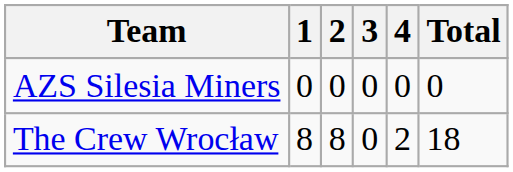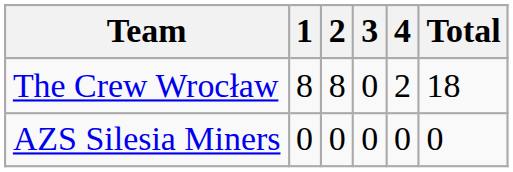rows swapped: (147, 85) <-> (146, 138)
